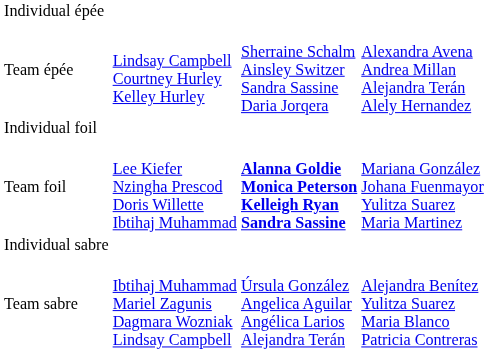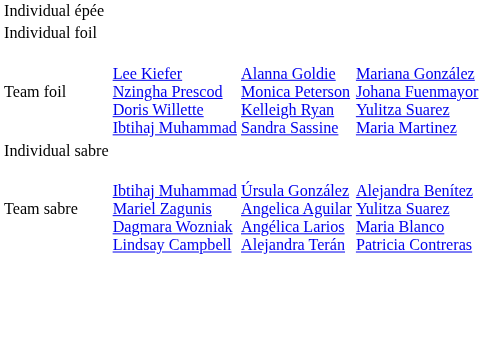- row: (39, 69)
(299, 195) bold -> (296, 101) normal
